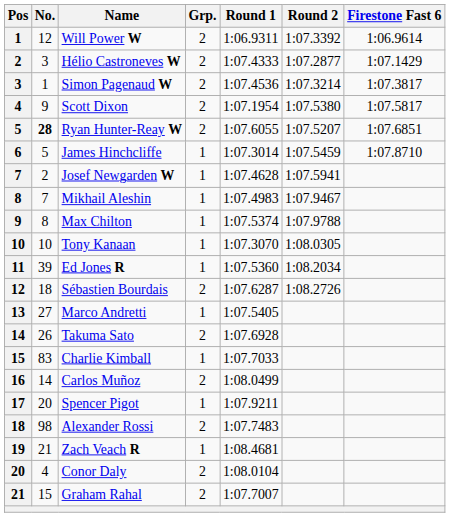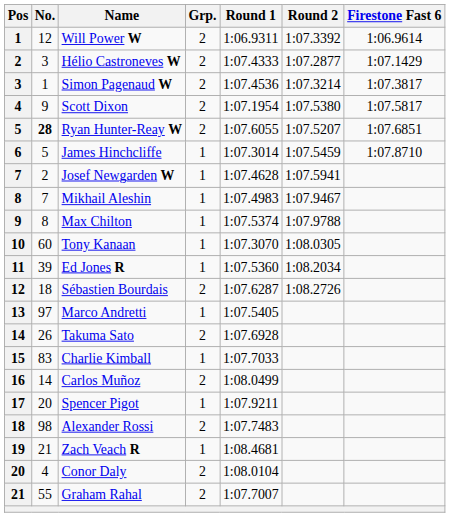(45, 244) 10 -> (45, 244) 60
(45, 312) 27 -> (45, 312) 97
(45, 495) 15 -> (45, 495) 55
